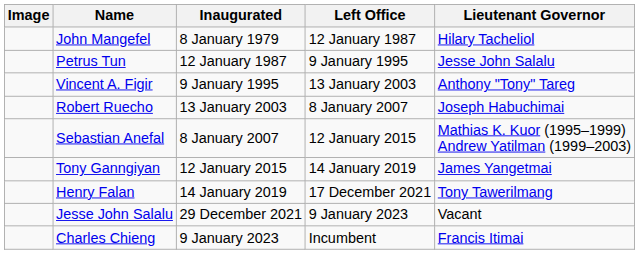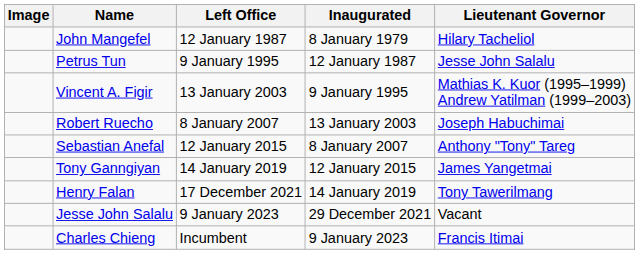columns swapped: (241, 15) <-> (370, 15)
(506, 84) Anthony "Tony" Tareg -> (534, 92) Mathias K. Kuor (1995–1999) Andrew Yatilman (1999–2003)
(534, 138) Mathias K. Kuor (1995–1999) Andrew Yatilman (1999–2003) -> (506, 146) Anthony "Tony" Tareg
